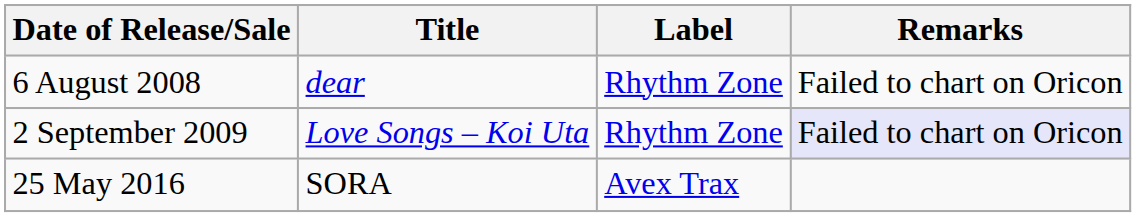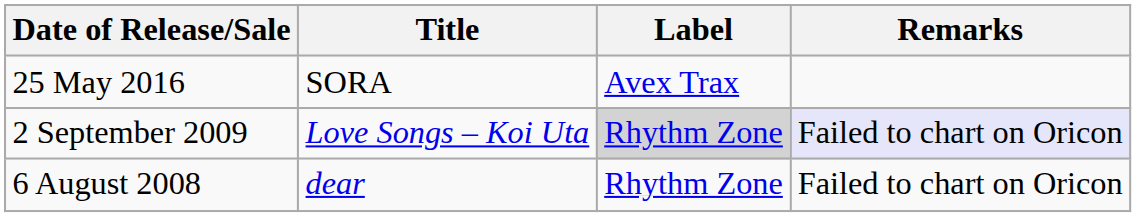rows swapped: (107, 81) <-> (99, 183)
(694, 132) no background -> (694, 132) lightgrey background
